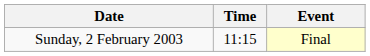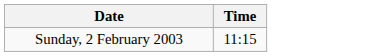- column: (316, 16)
